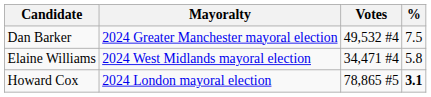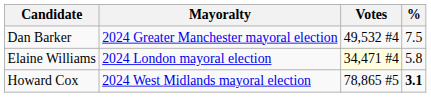(207, 59) 2024 West Midlands mayoral election -> (187, 59) 2024 London mayoral election
(371, 59) no background -> (371, 59) lightyellow background
(187, 80) 2024 London mayoral election -> (207, 80) 2024 West Midlands mayoral election
